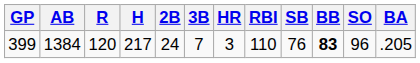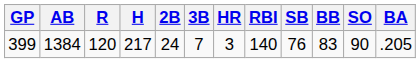(263, 44) 110 -> (263, 44) 140
(328, 44) bold -> (328, 44) normal
(360, 44) 96 -> (360, 44) 90
